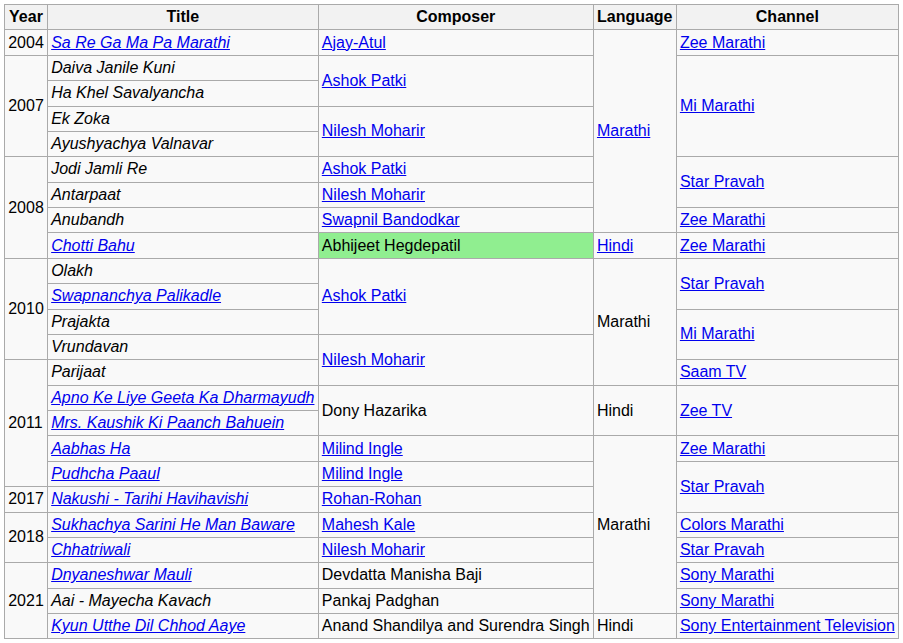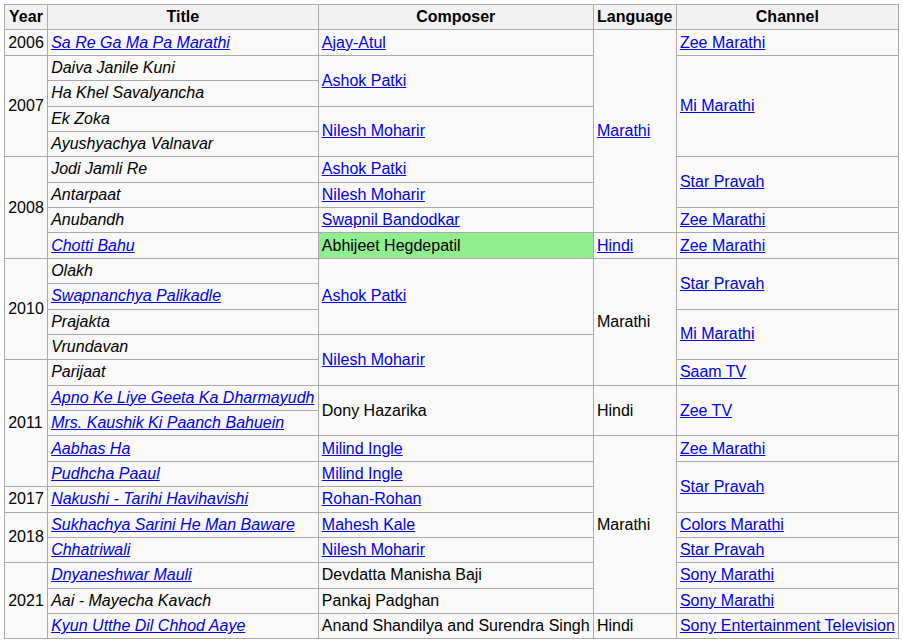(26, 42) 2004 -> (26, 42) 2006
